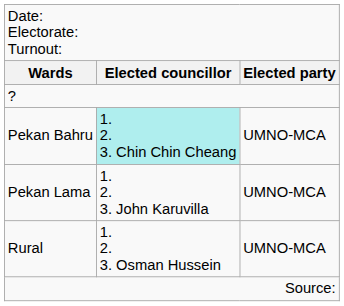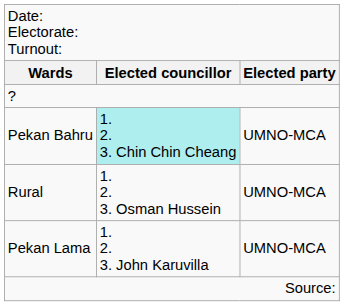rows swapped: (49, 192) <-> (25, 248)
